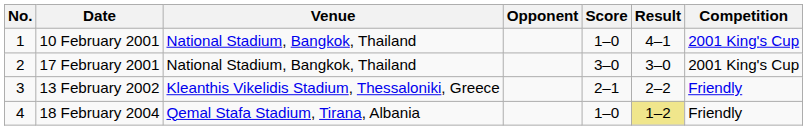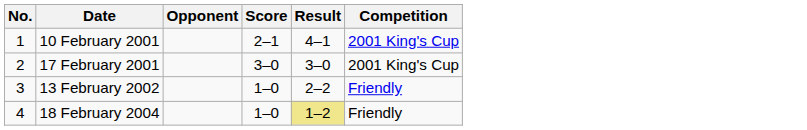- column: (333, 16)
(607, 40) 1–0 -> (266, 40) 2–1
(607, 88) 2–1 -> (266, 88) 1–0
